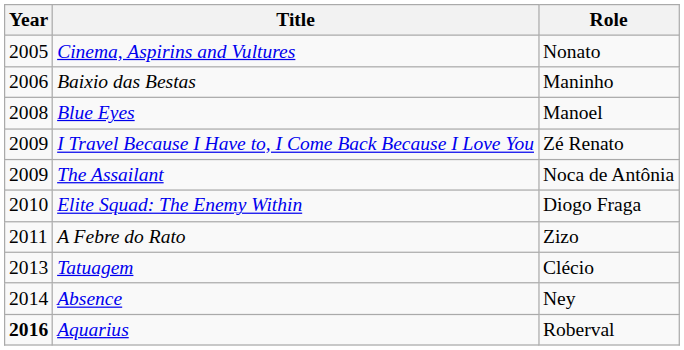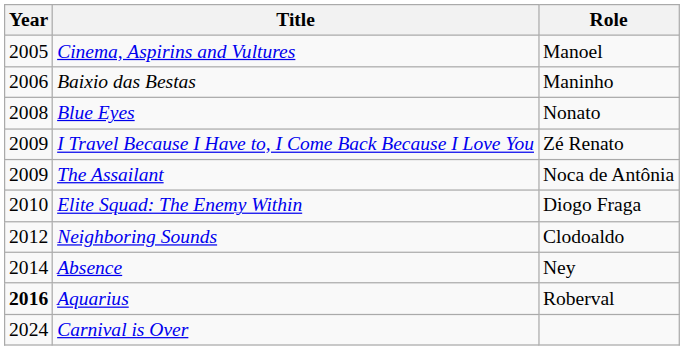(572, 50) Nonato -> (573, 50) Manoel
(573, 112) Manoel -> (572, 112) Nonato
- row: (121, 236)
+ row: (137, 236)
- row: (95, 267)
+ row: (123, 329)
